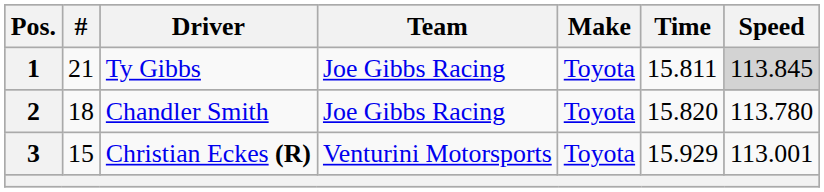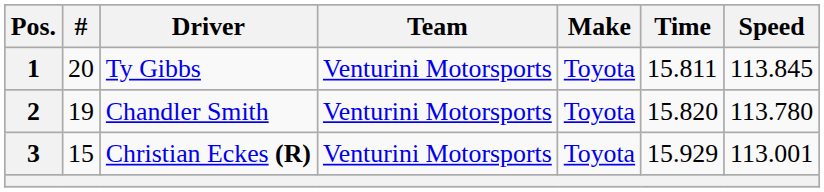(81, 68) 21 -> (81, 68) 20
(414, 68) Joe Gibbs Racing -> (437, 68) Venturini Motorsports
(772, 68) lightgrey background -> (772, 68) no background
(81, 111) 18 -> (81, 111) 19
(414, 111) Joe Gibbs Racing -> (437, 111) Venturini Motorsports
